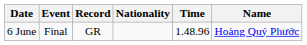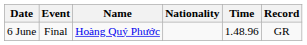columns swapped: (257, 13) <-> (93, 13)
